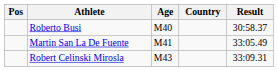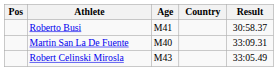(163, 27) M40 -> (163, 27) M41
(163, 43) M41 -> (163, 43) M40
(250, 43) 33:05.49 -> (250, 43) 33:09.31
(250, 58) 33:09.31 -> (250, 58) 33:05.49
